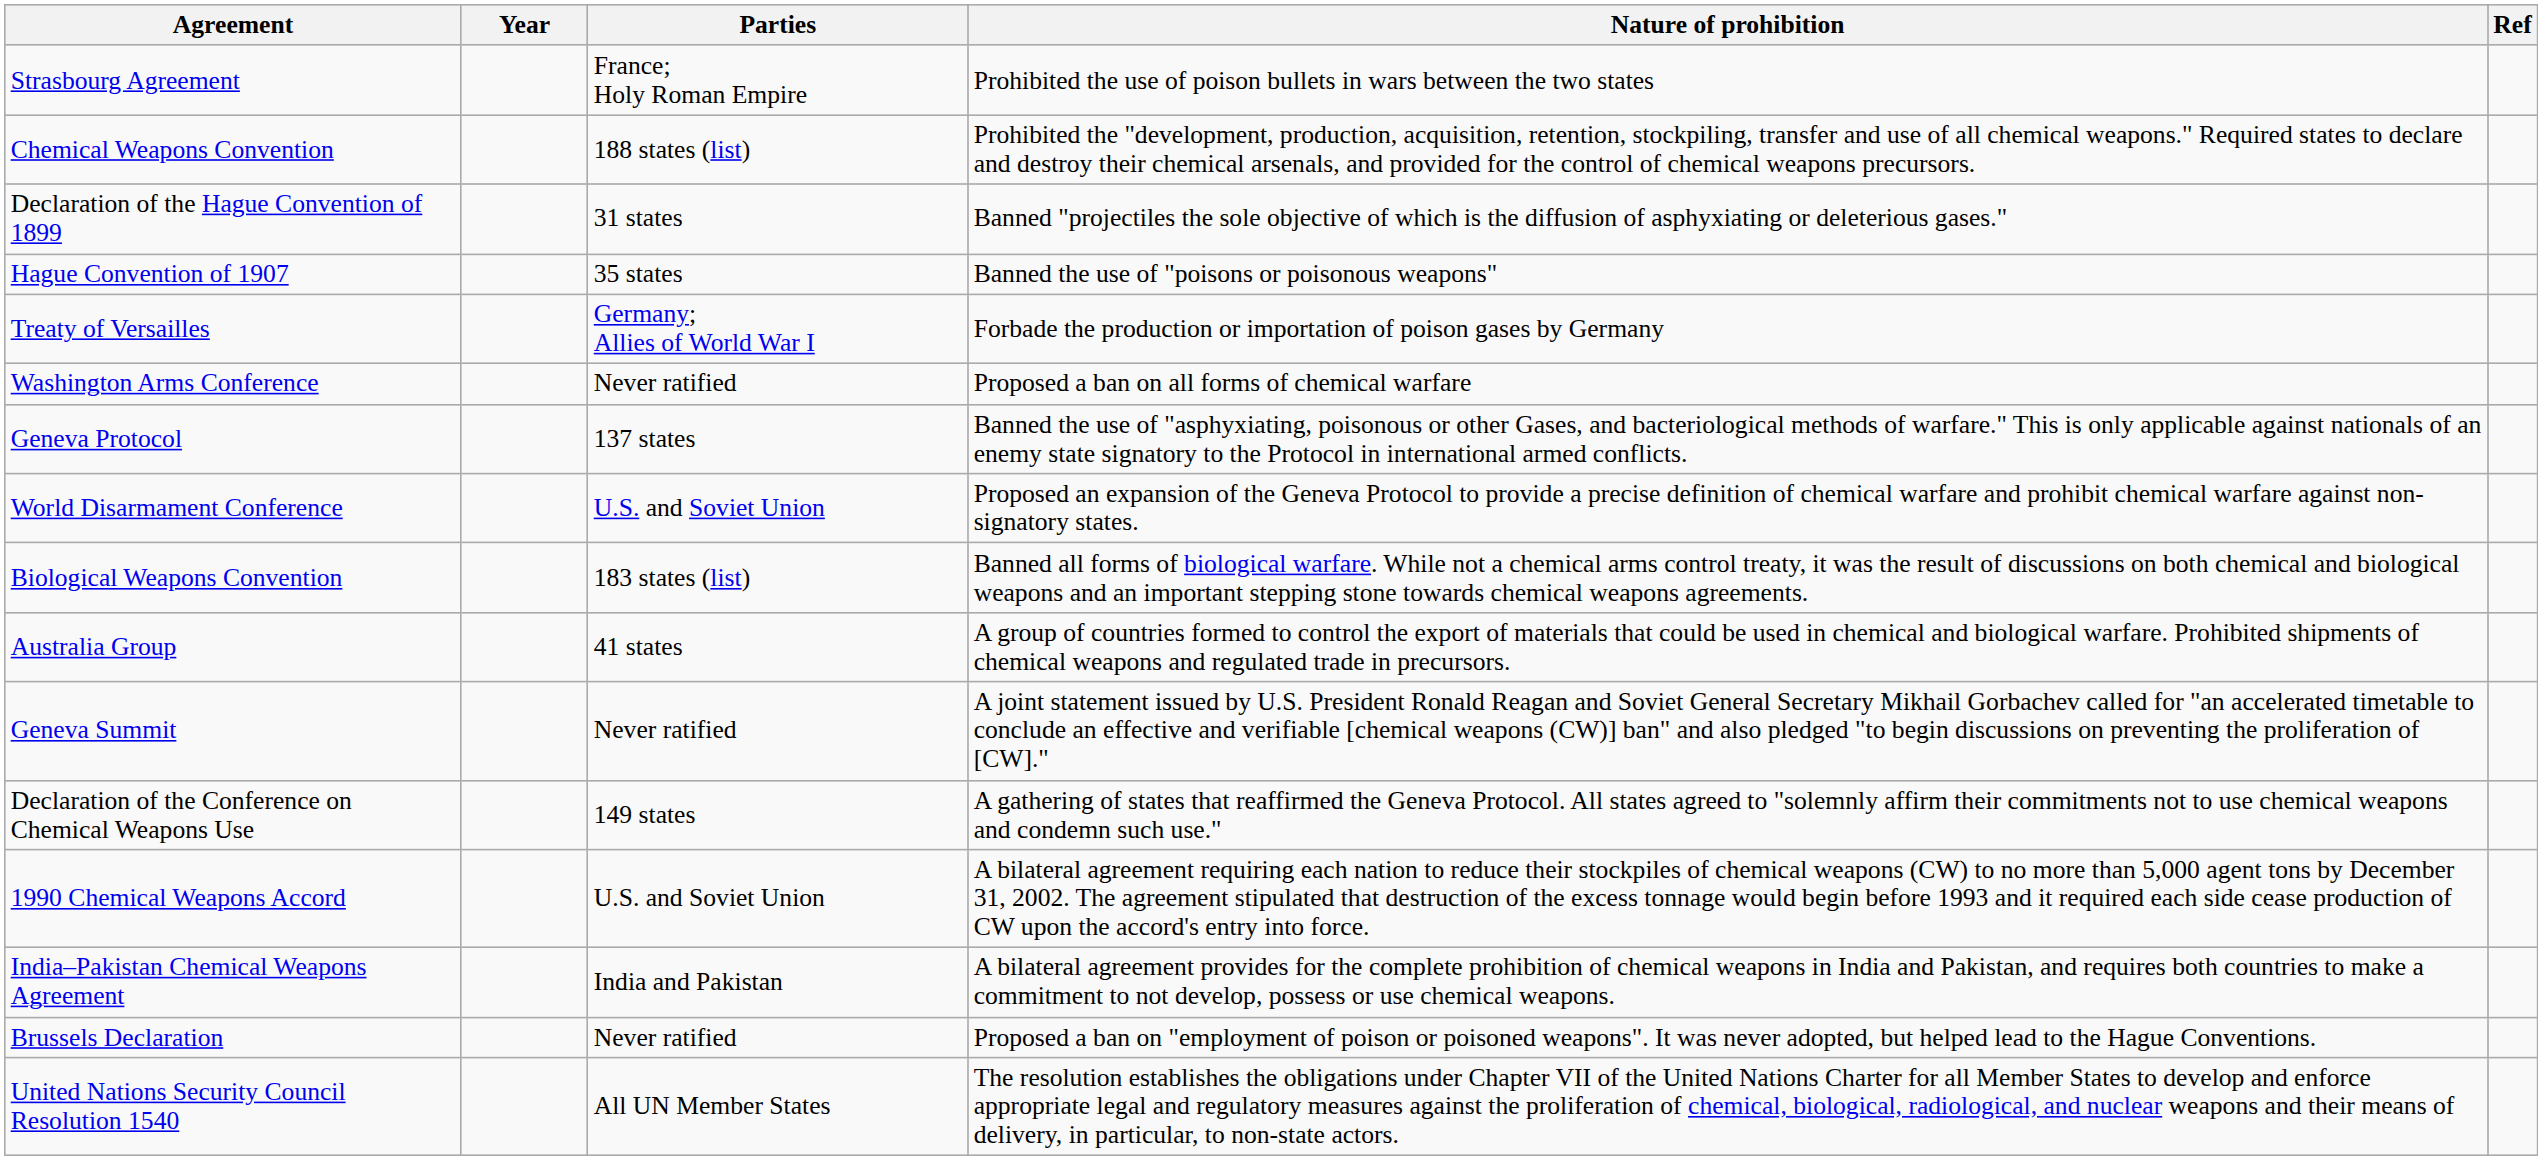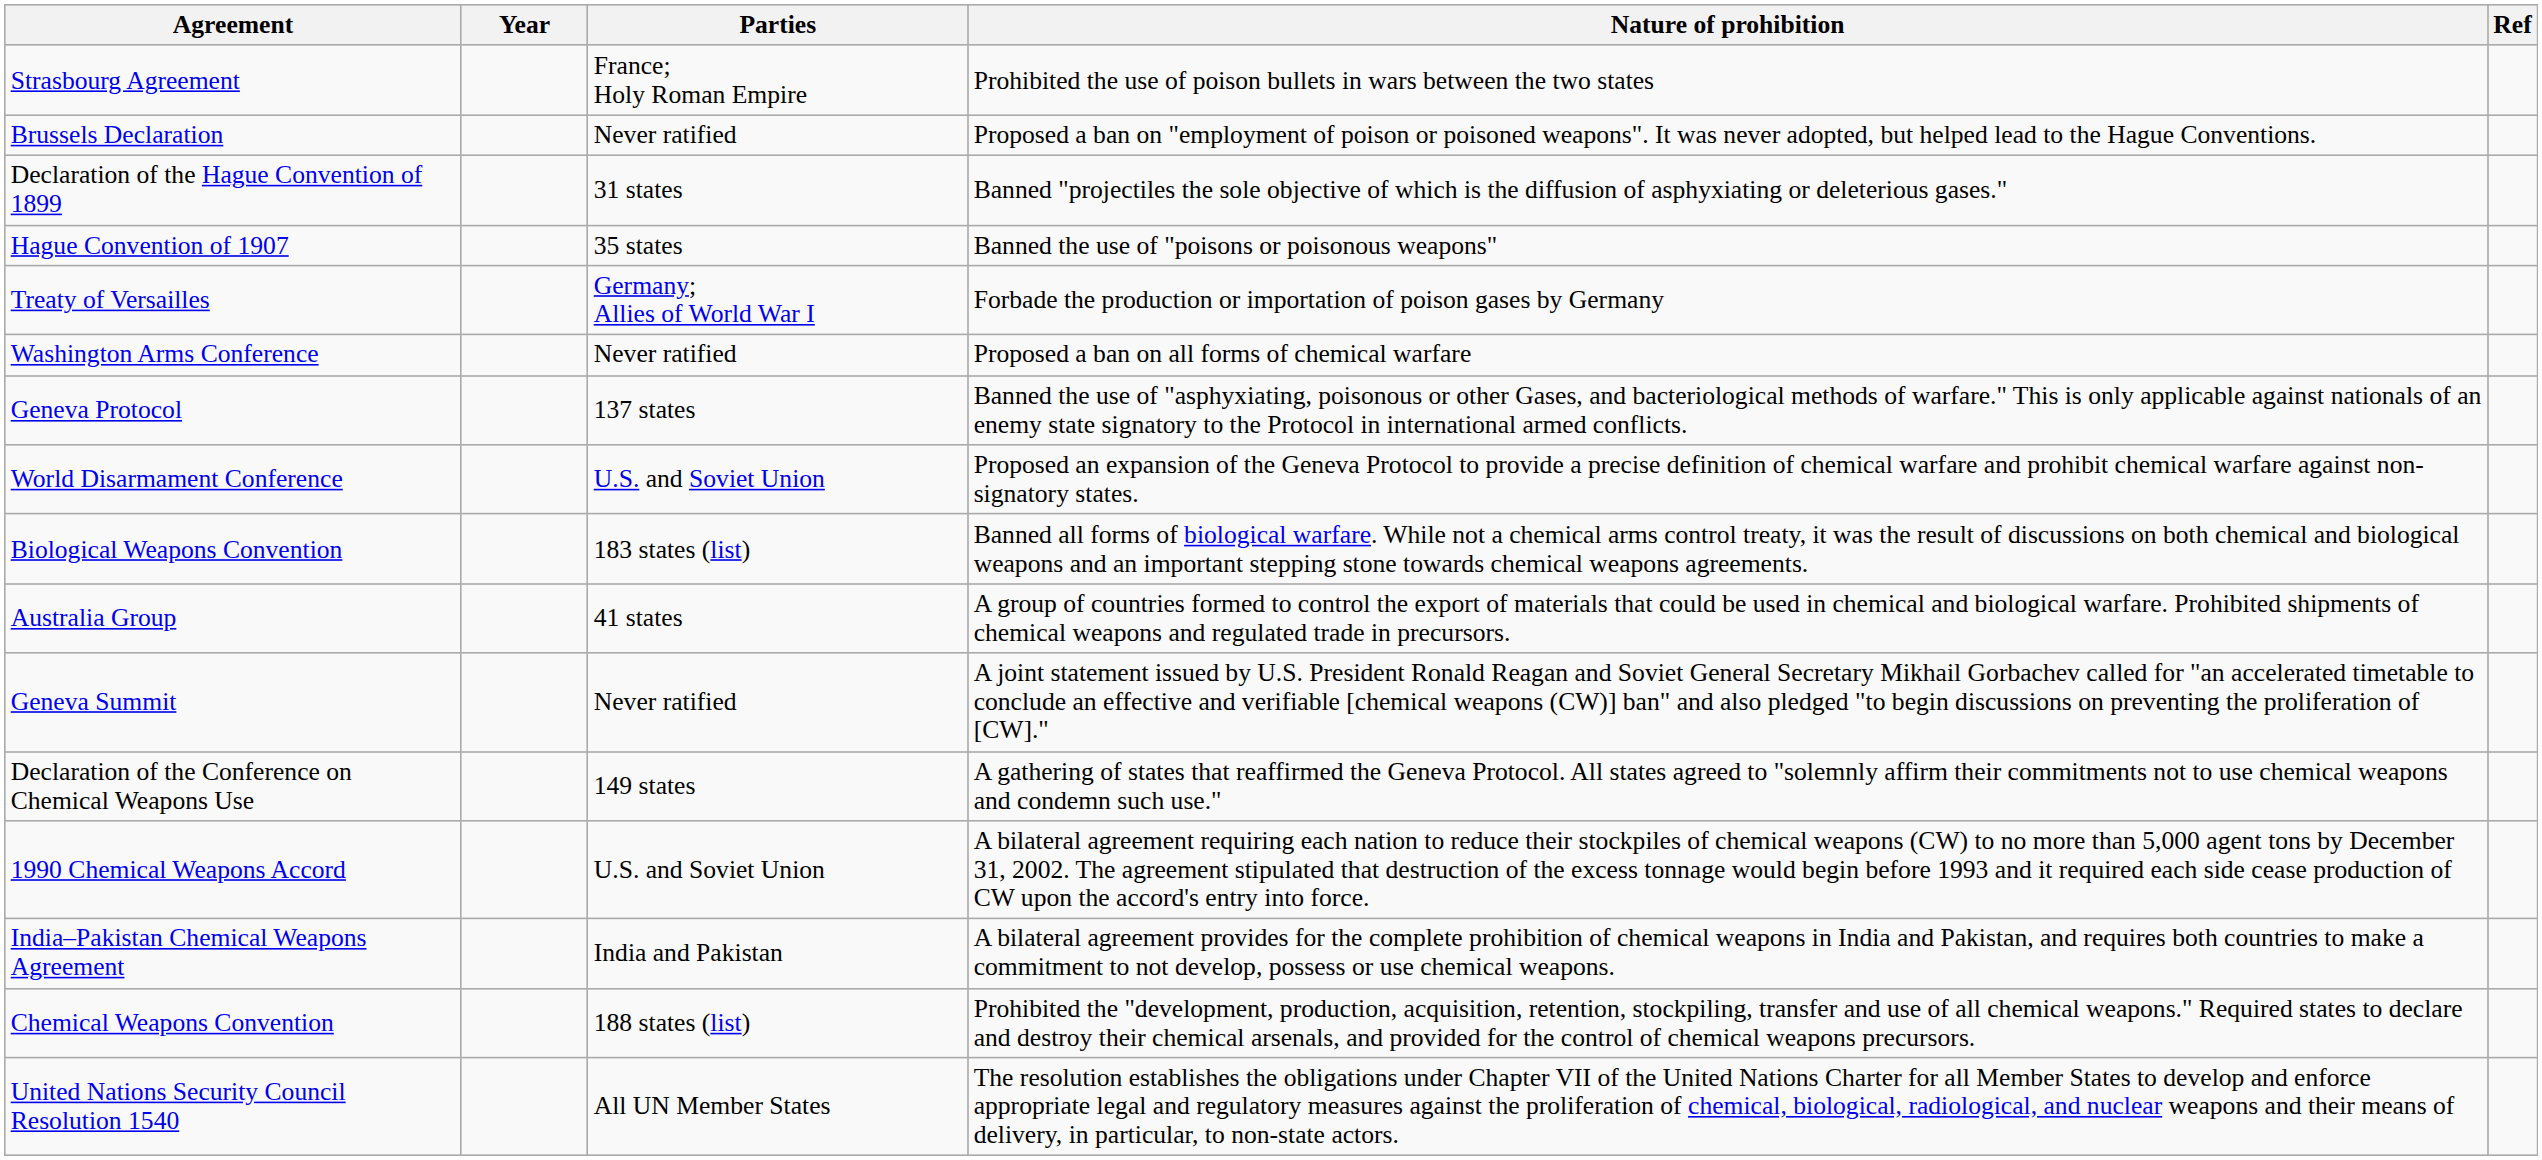rows swapped: (117, 1036) <-> (172, 149)
